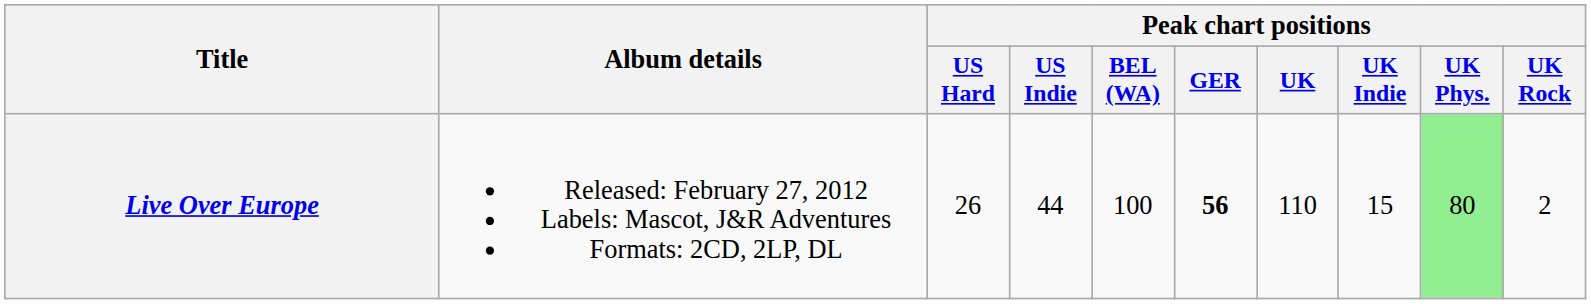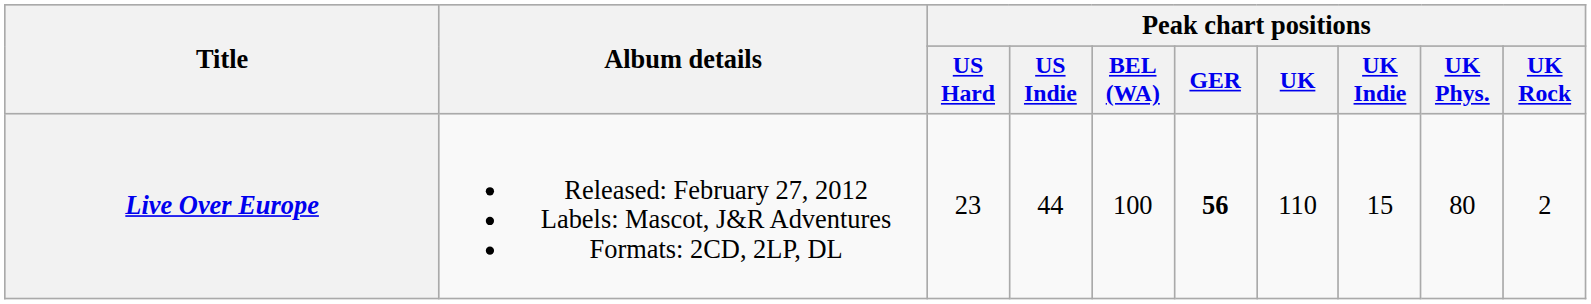(968, 205) 26 -> (968, 205) 23
(1462, 205) lightgreen background -> (1462, 205) no background
